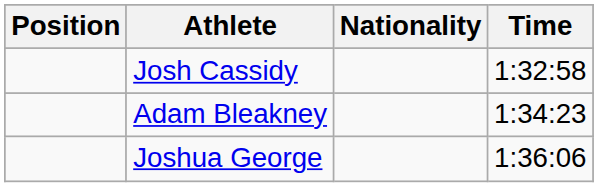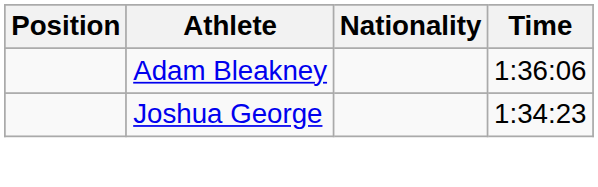- row: (215, 70)
(540, 114) 1:34:23 -> (540, 70) 1:36:06
(540, 158) 1:36:06 -> (540, 114) 1:34:23
